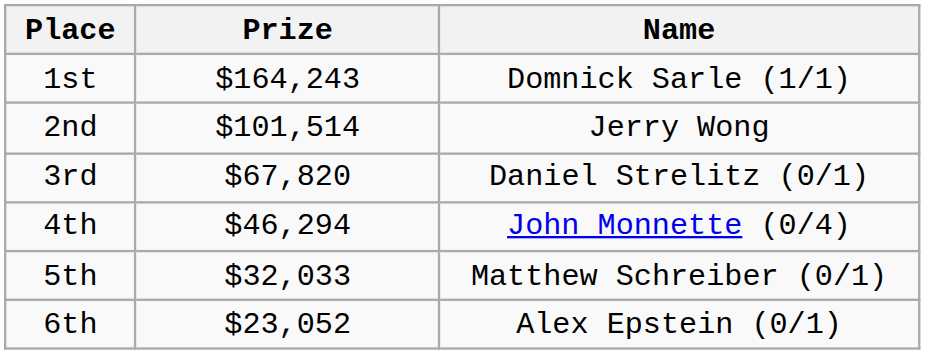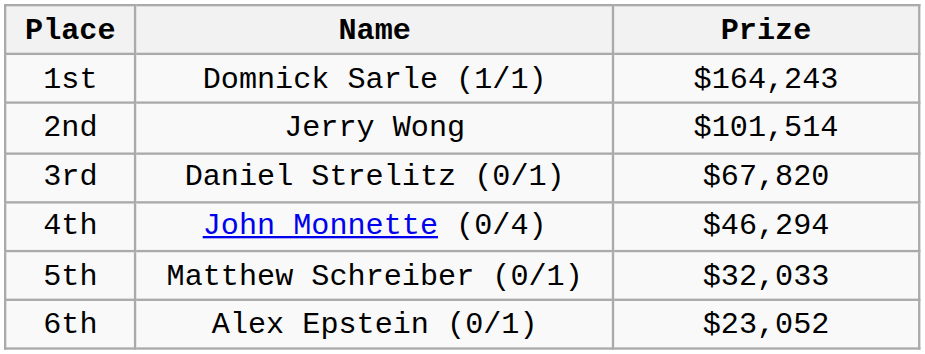columns swapped: (679, 30) <-> (288, 30)
